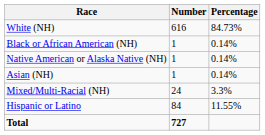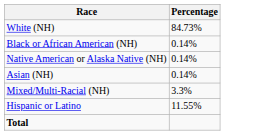- column: (189, 12)
